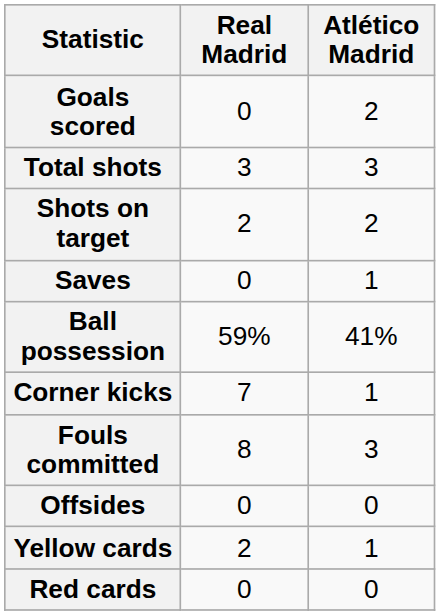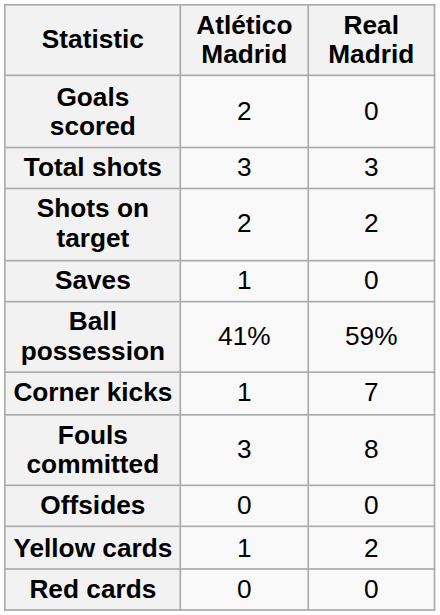columns swapped: (244, 40) <-> (371, 40)
